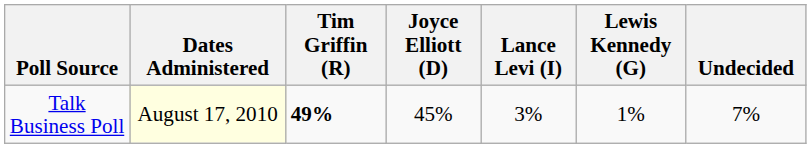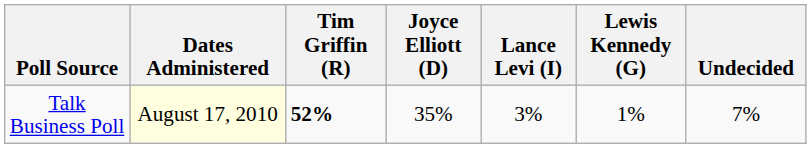(312, 114) 49% -> (312, 114) 52%
(433, 114) 45% -> (433, 114) 35%
